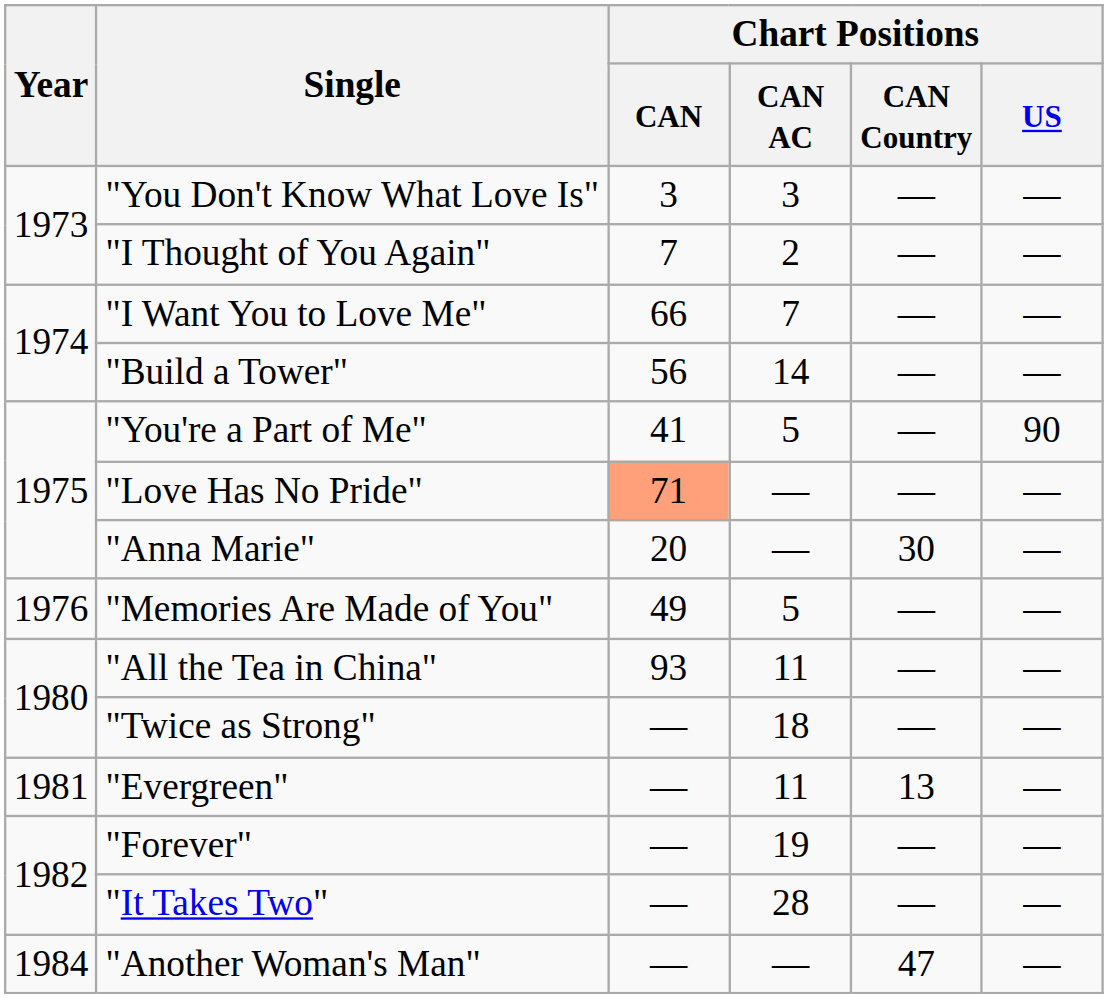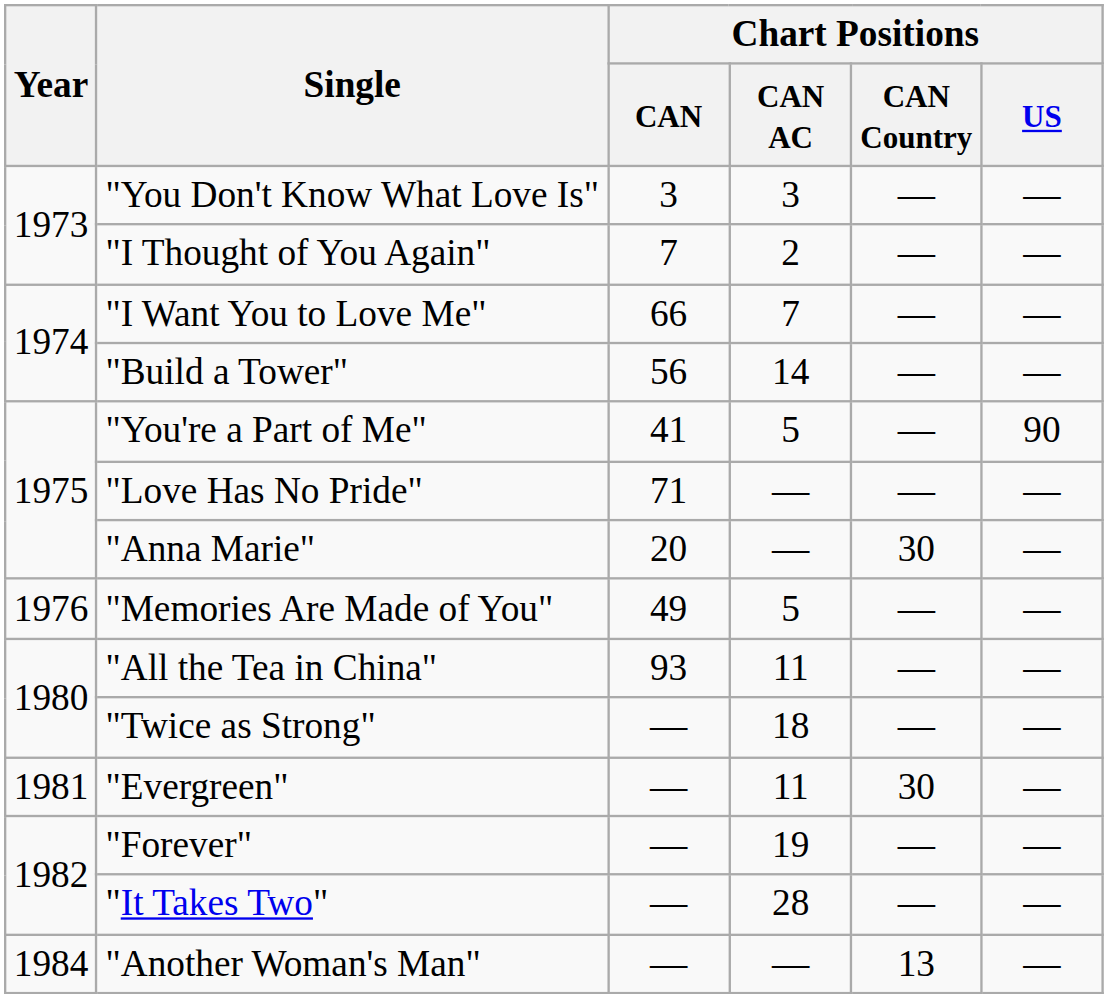(669, 489) lightsalmon background -> (669, 489) no background
(916, 785) 13 -> (916, 785) 30
(916, 962) 47 -> (916, 962) 13
